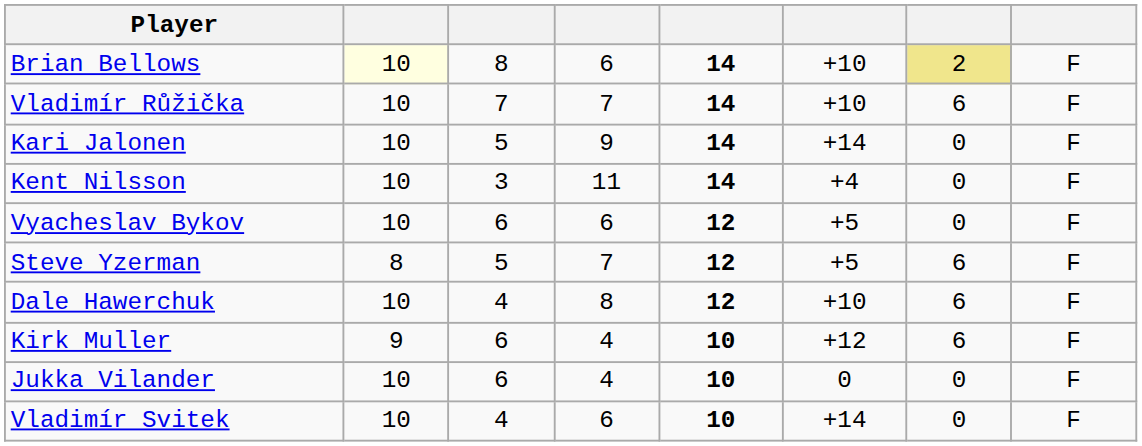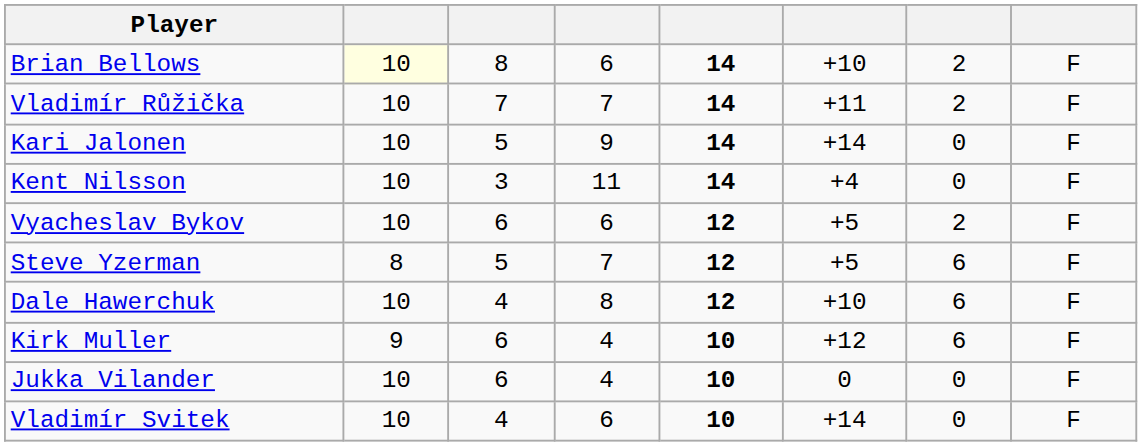(959, 64) khaki background -> (959, 64) no background
(845, 104) +10 -> (845, 104) +11
(959, 104) 6 -> (959, 104) 2
(959, 223) 0 -> (959, 223) 2
